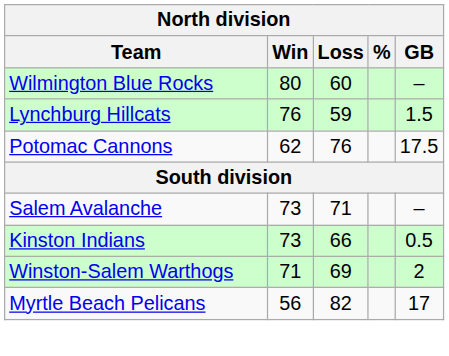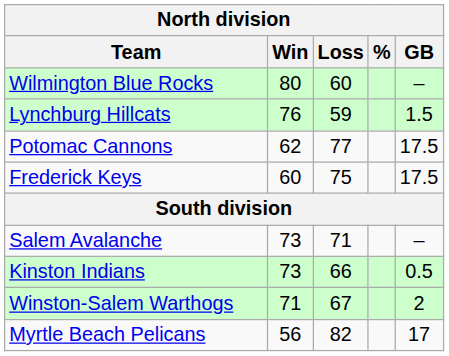(341, 146) 76 -> (341, 146) 77
+ row: (75, 177)
(341, 271) 69 -> (341, 303) 67
